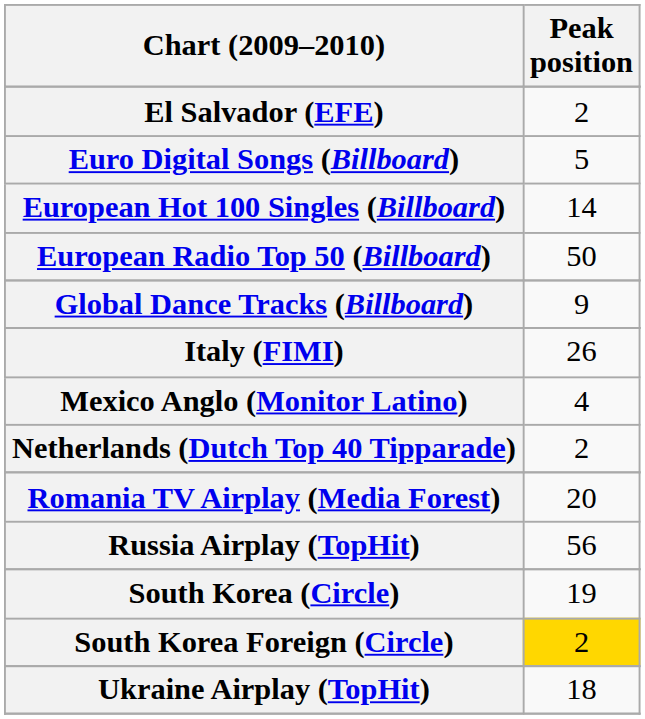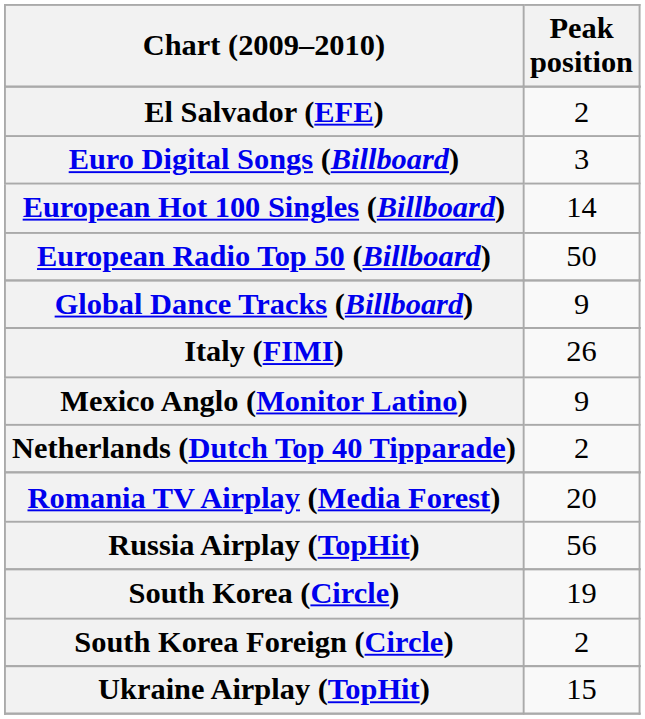(581, 159) 5 -> (581, 159) 3
(581, 400) 4 -> (581, 400) 9
(581, 641) gold background -> (581, 641) no background
(581, 689) 18 -> (581, 689) 15
